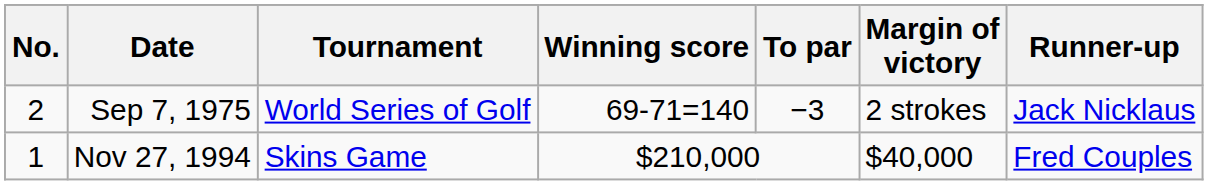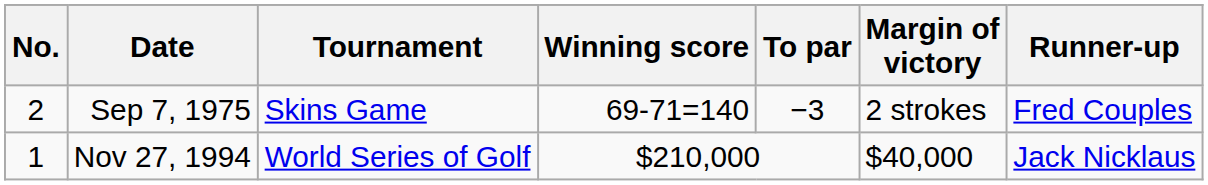(398, 109) World Series of Golf -> (346, 109) Skins Game
(1104, 109) Jack Nicklaus -> (1103, 109) Fred Couples
(346, 156) Skins Game -> (398, 156) World Series of Golf
(1103, 156) Fred Couples -> (1104, 156) Jack Nicklaus
